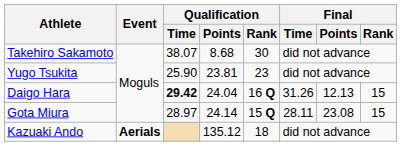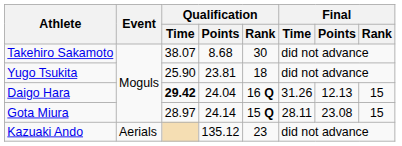(262, 73) 23 -> (260, 73) 18
(140, 132) bold -> (138, 132) normal
(262, 132) 18 -> (260, 132) 23
